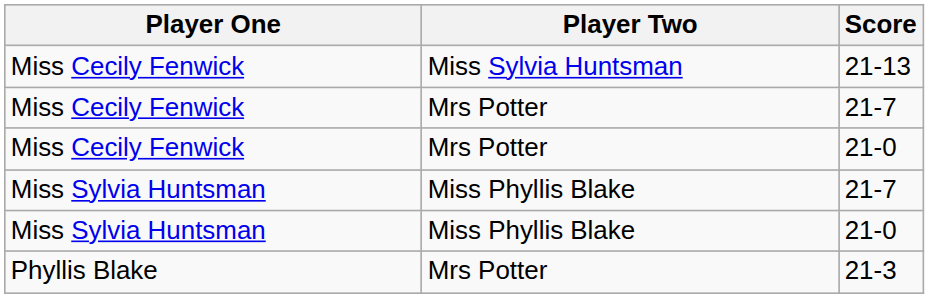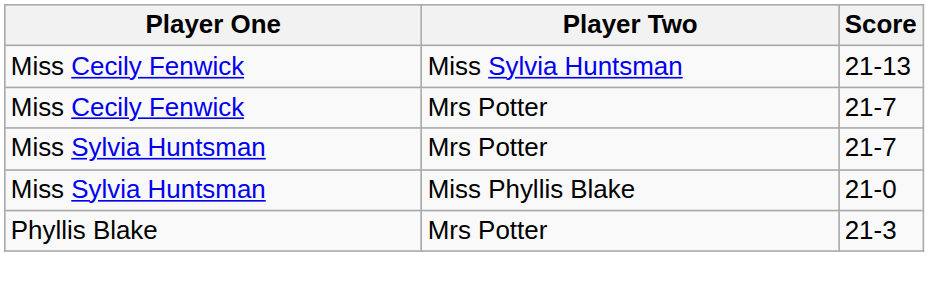- row: (127, 148)
(531, 189) Miss Phyllis Blake -> (488, 148) Mrs Potter
